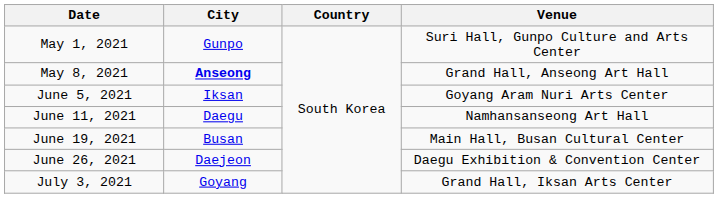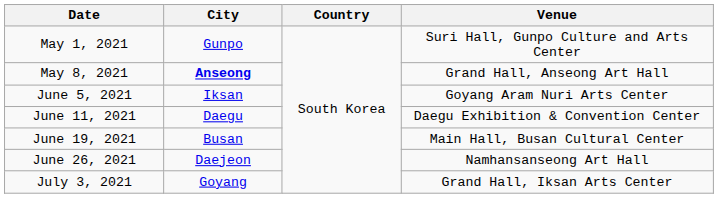(557, 117) Namhansanseong Art Hall -> (557, 117) Daegu Exhibition & Convention Center
(557, 160) Daegu Exhibition & Convention Center -> (557, 160) Namhansanseong Art Hall
